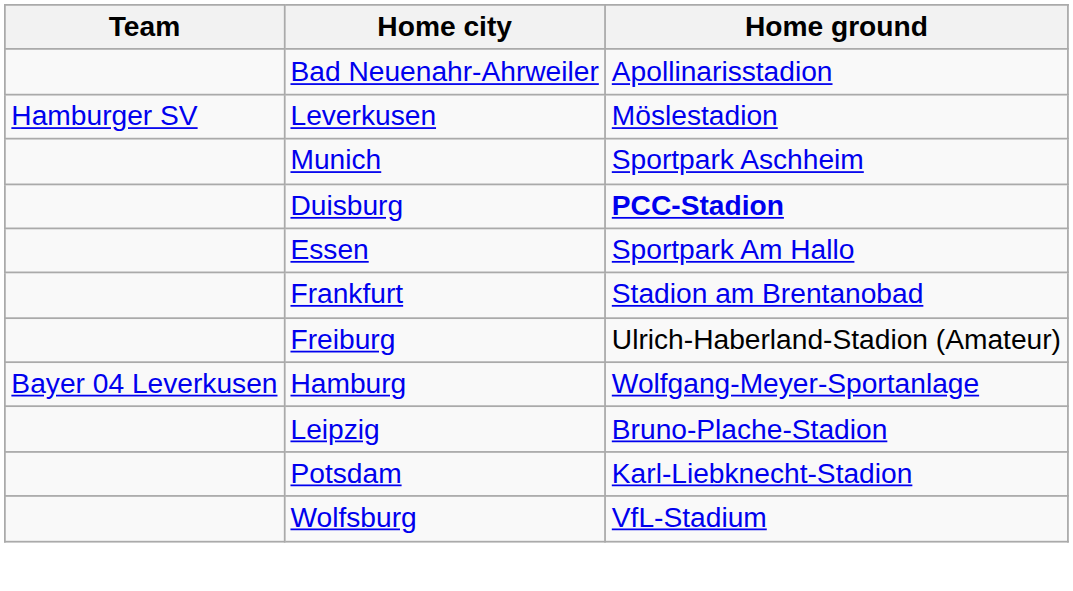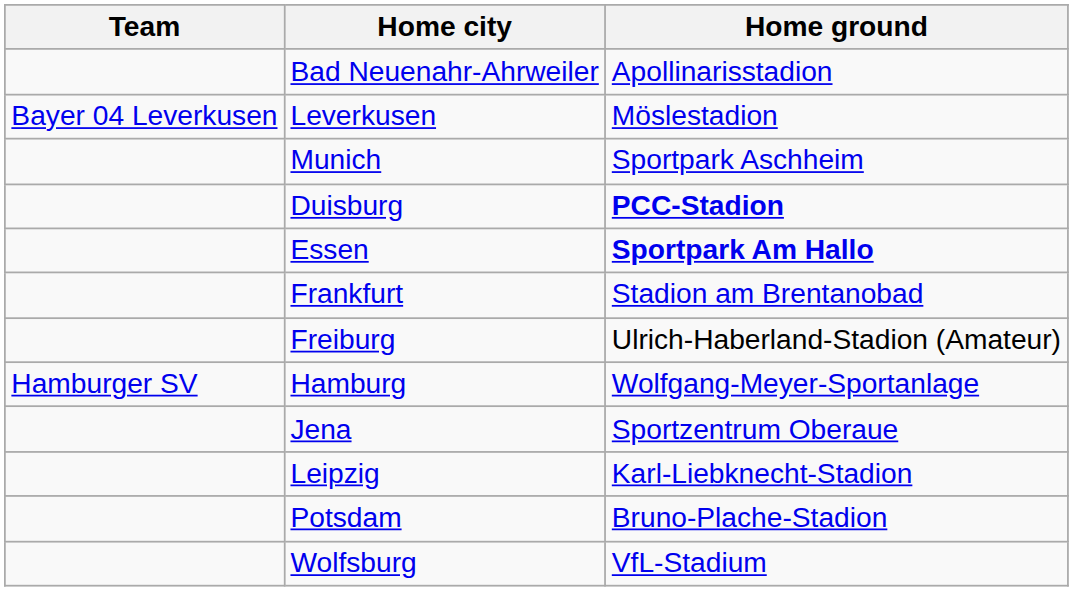(104, 116) Hamburger SV -> (144, 116) Bayer 04 Leverkusen
(733, 250) normal -> (743, 250) bold
(144, 384) Bayer 04 Leverkusen -> (104, 384) Hamburger SV
+ row: (321, 428)
(750, 428) Bruno-Plache-Stadion -> (762, 473) Karl-Liebknecht-Stadion
(762, 473) Karl-Liebknecht-Stadion -> (750, 518) Bruno-Plache-Stadion
